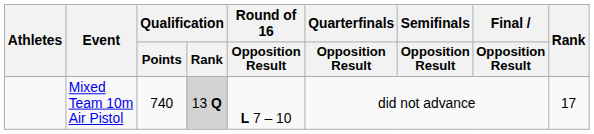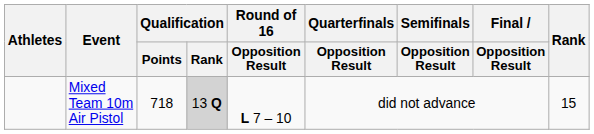(162, 103) 740 -> (162, 103) 718
(569, 103) 17 -> (569, 103) 15
